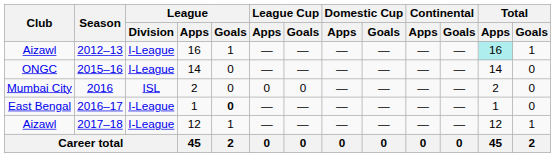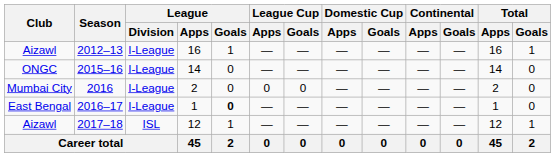(496, 50) paleturquoise background -> (496, 50) no background
(151, 87) ISL -> (151, 87) I-League
(151, 124) I-League -> (151, 124) ISL
